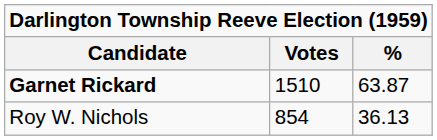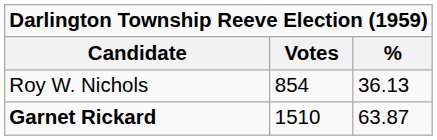rows swapped: (83, 85) <-> (79, 118)
